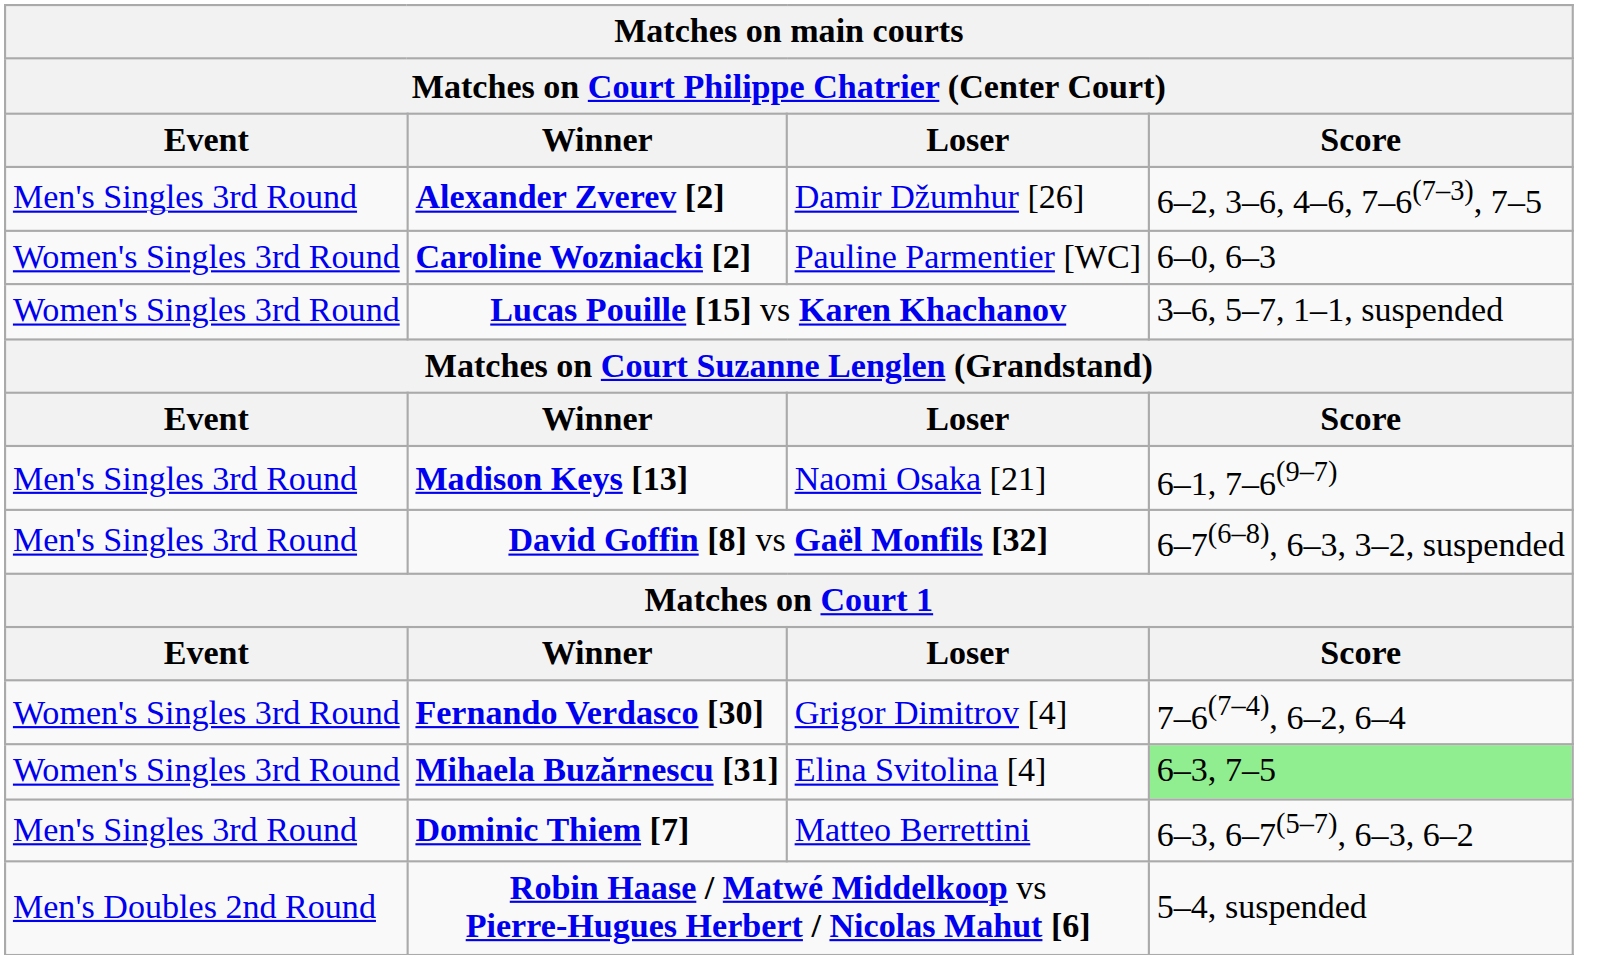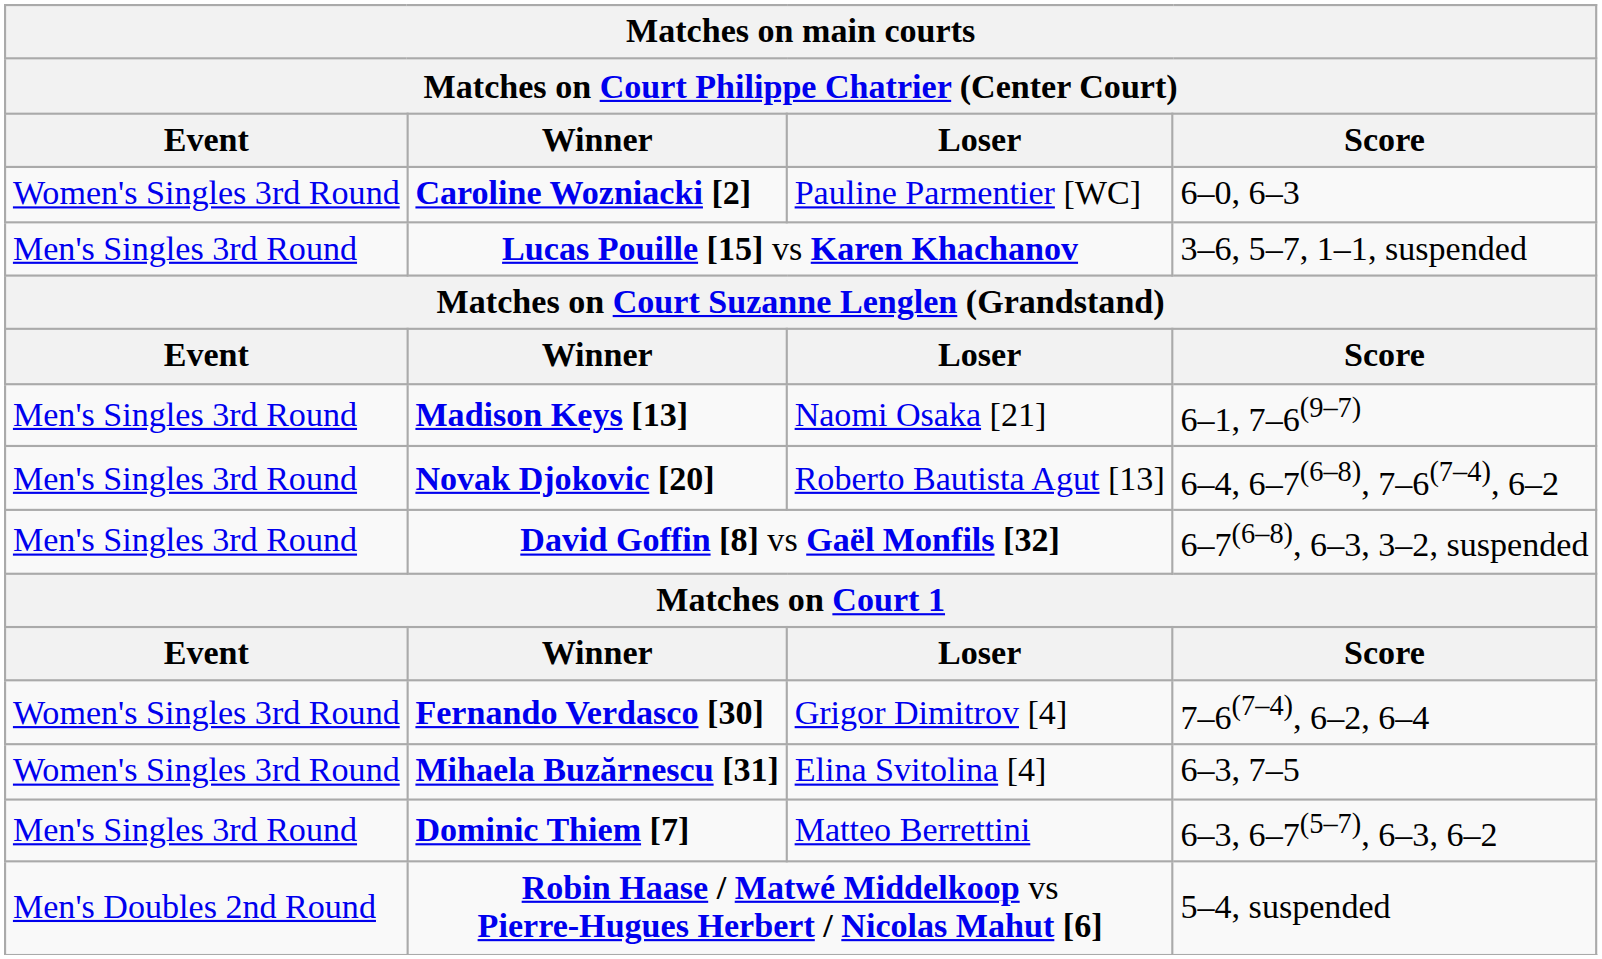- row: (570, 198)
(206, 310) Women's Singles 3rd Round -> (185, 247) Men's Singles 3rd Round
+ row: (565, 477)
(1216, 771) lightgreen background -> (1240, 771) no background
